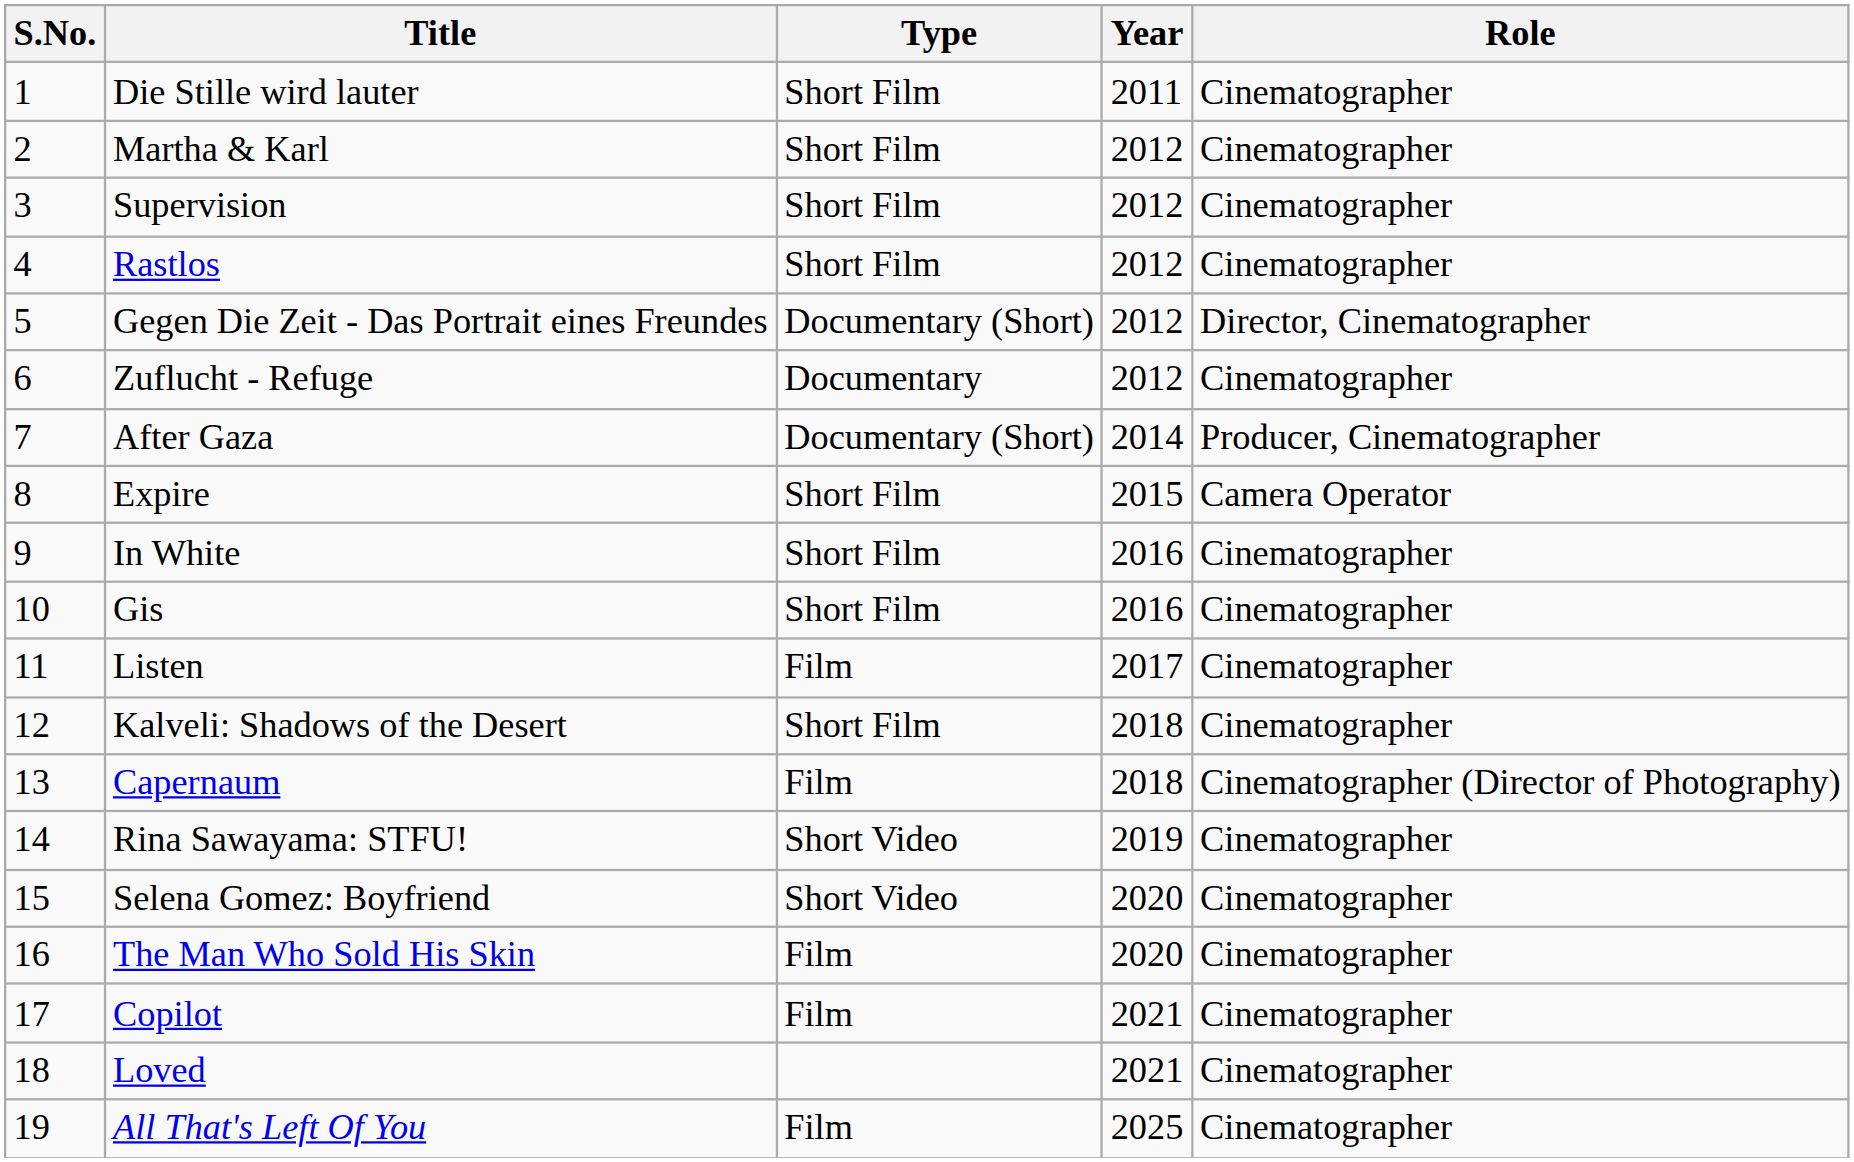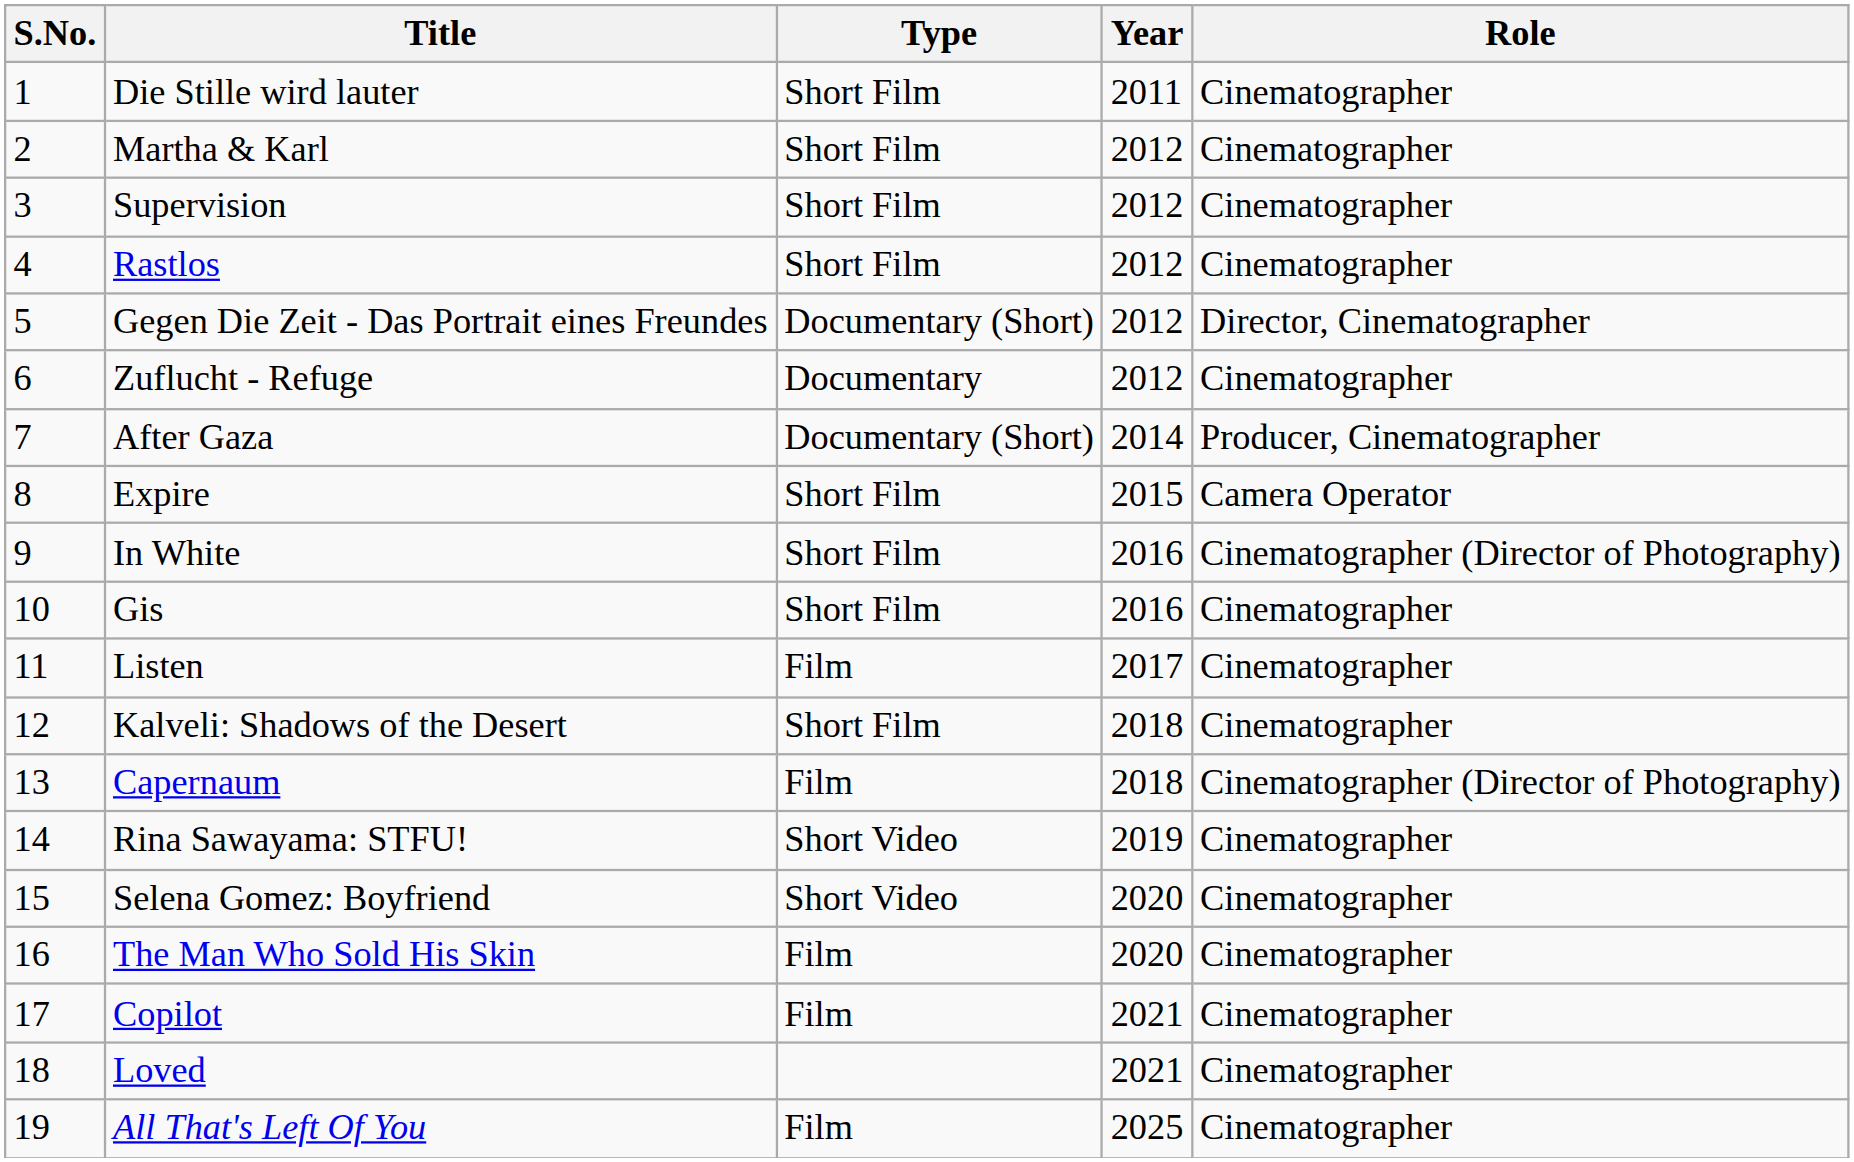(1326, 551) Cinematographer -> (1520, 551) Cinematographer (Director of Photography)
